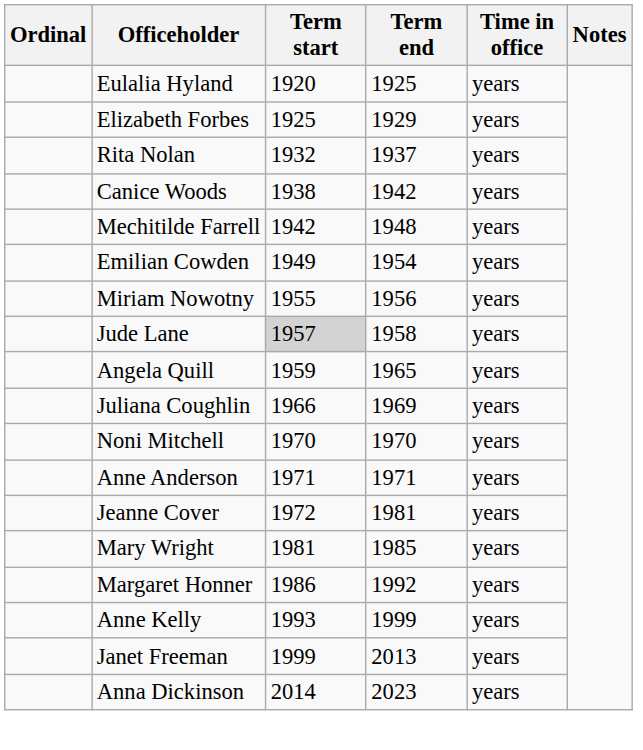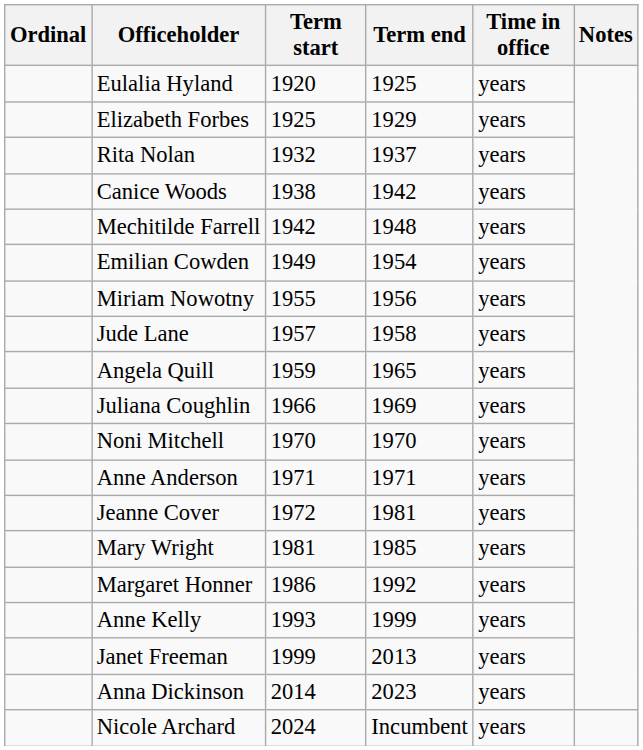(293, 333) lightgrey background -> (293, 333) no background
+ row: (166, 727)
